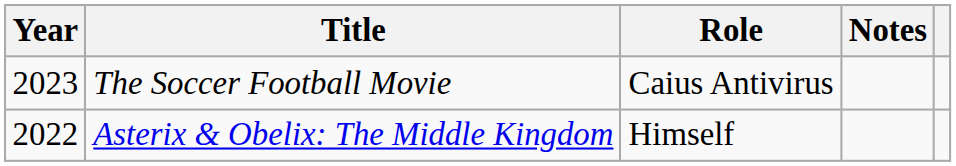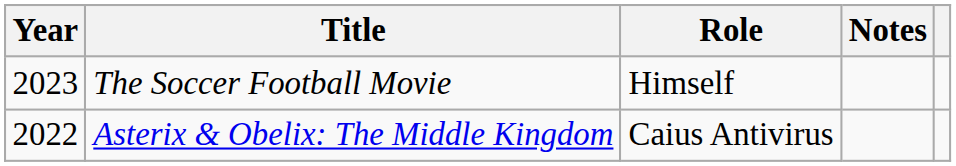(731, 82) Caius Antivirus -> (681, 82) Himself
(681, 134) Himself -> (731, 134) Caius Antivirus
